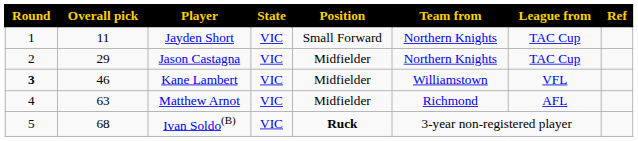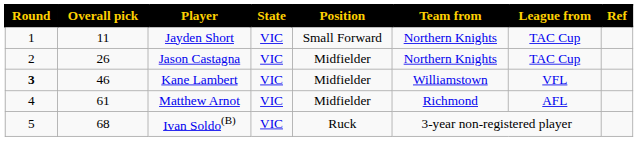(103, 58) 29 -> (103, 58) 26
(103, 100) 63 -> (103, 100) 61
(342, 123) bold -> (342, 123) normal
